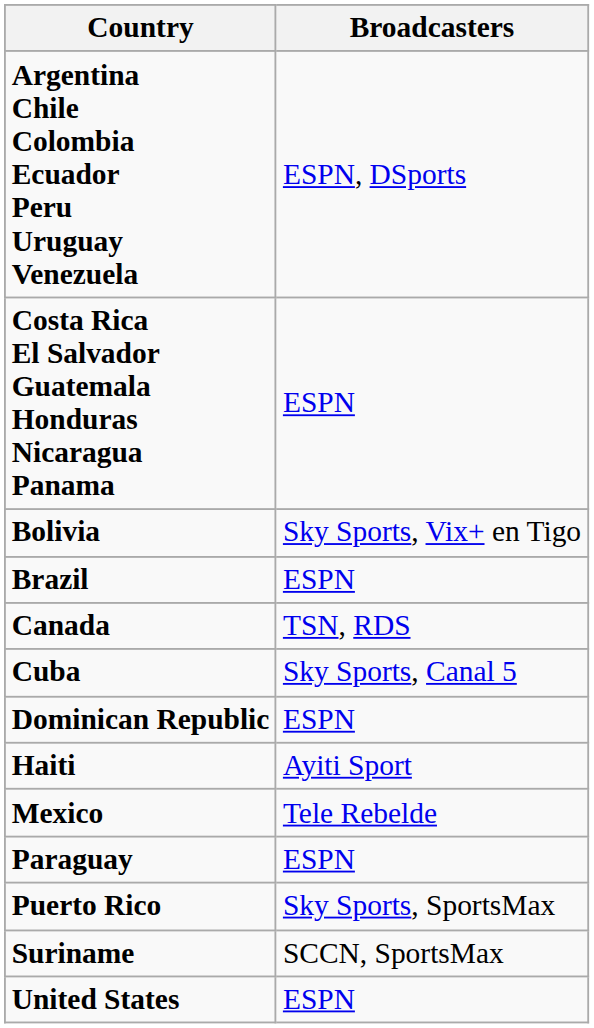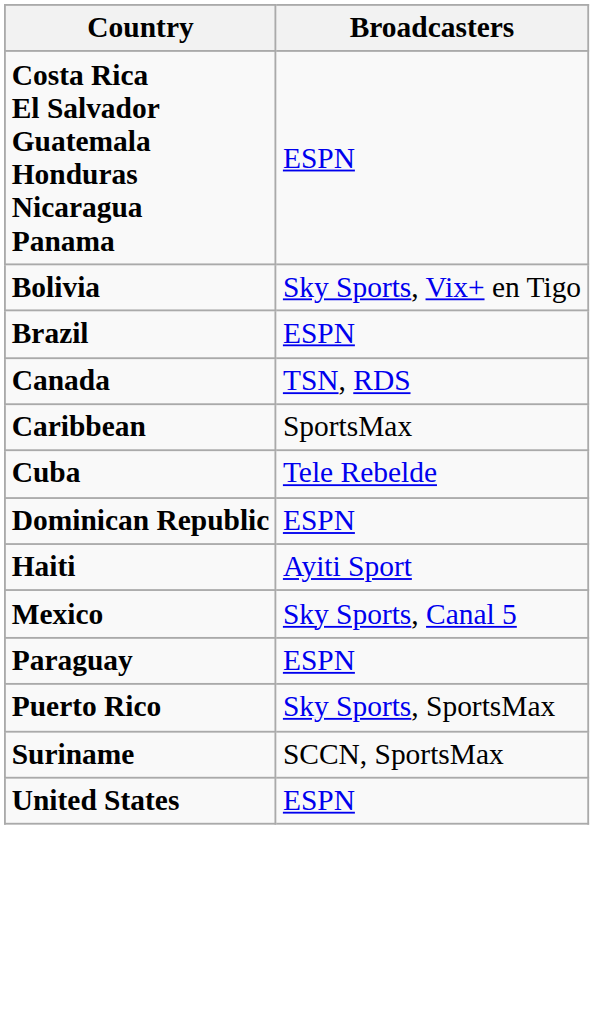- row: (75, 173)
+ row: (79, 426)
(400, 672) Sky Sports, Canal 5 -> (360, 473) Tele Rebelde
(360, 812) Tele Rebelde -> (400, 613) Sky Sports, Canal 5
